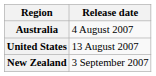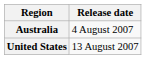- row: (37, 63)
